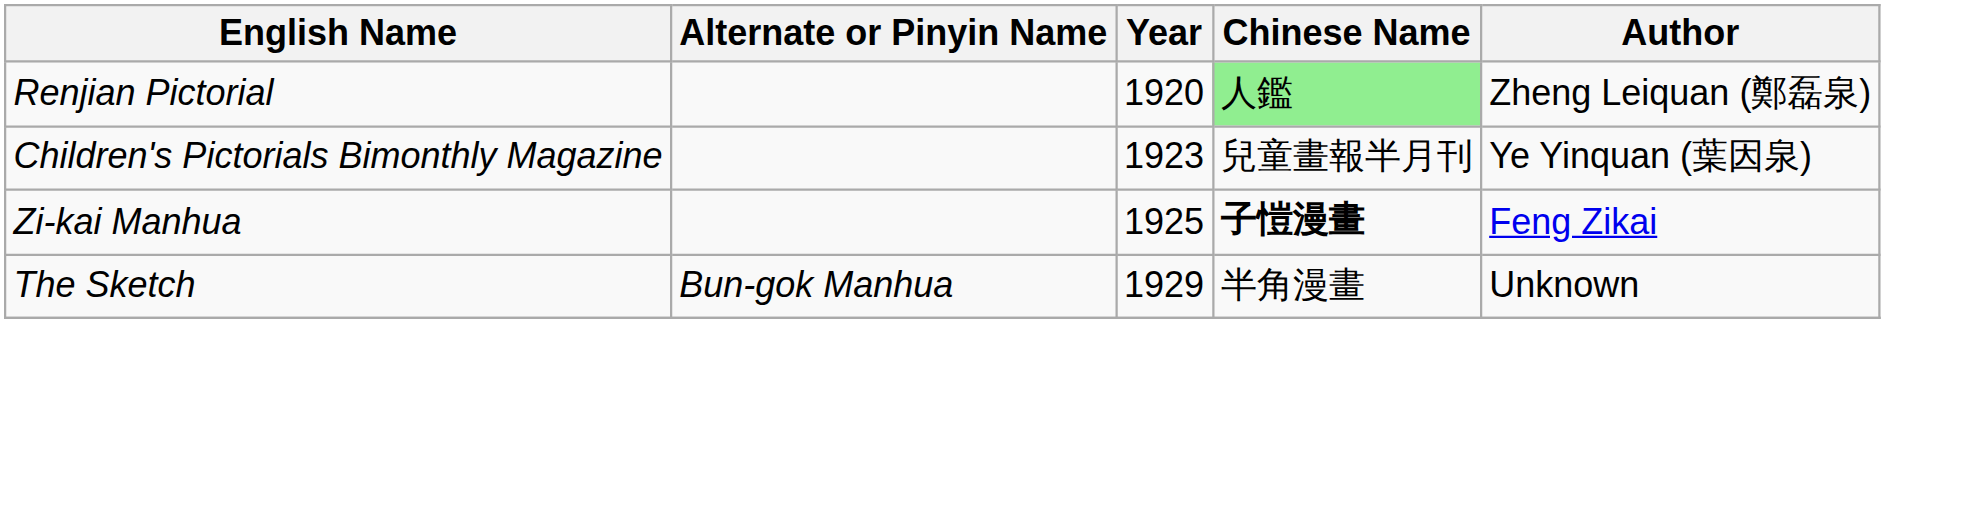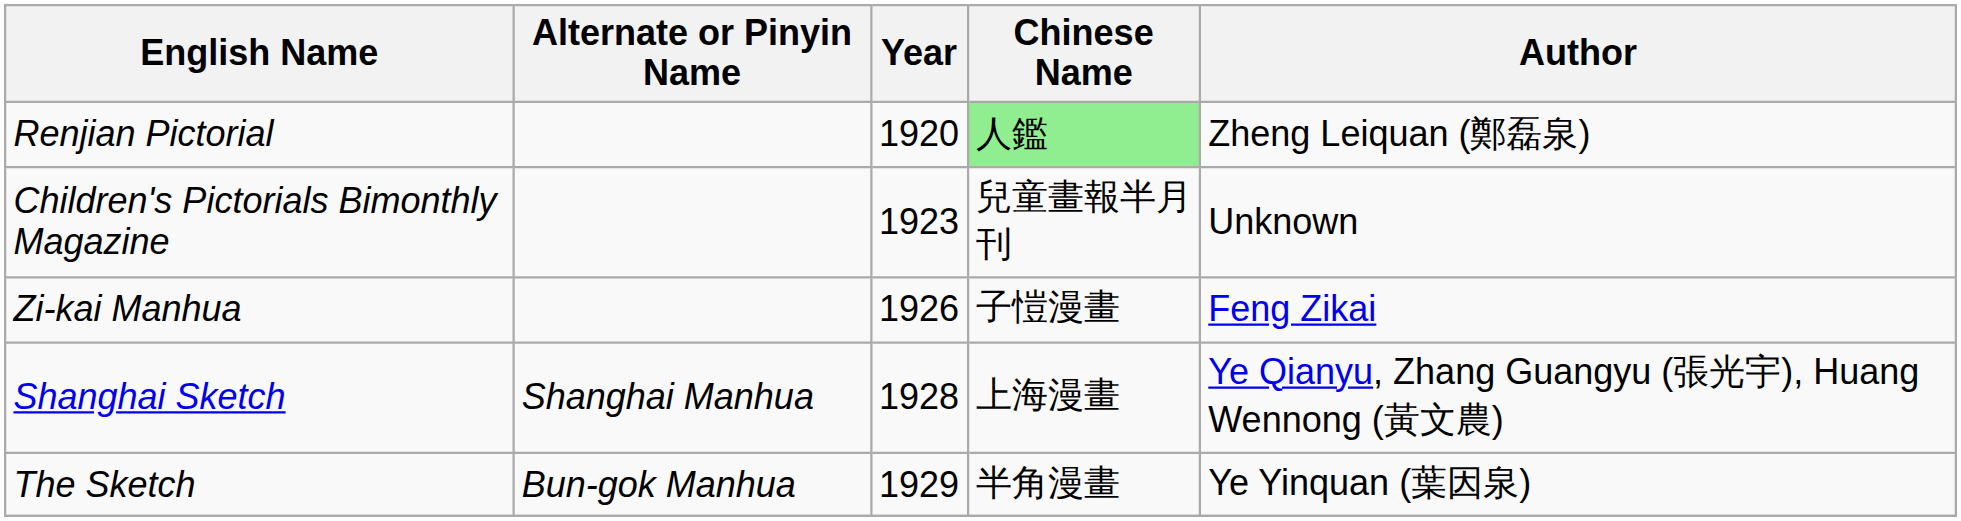(1651, 156) Ye Yinquan (葉因泉) -> (1283, 221) Unknown
(1164, 221) 1925 -> (919, 308) 1926
(1293, 220) bold -> (1048, 307) normal
+ row: (150, 396)
(1564, 285) Unknown -> (1370, 482) Ye Yinquan (葉因泉)
